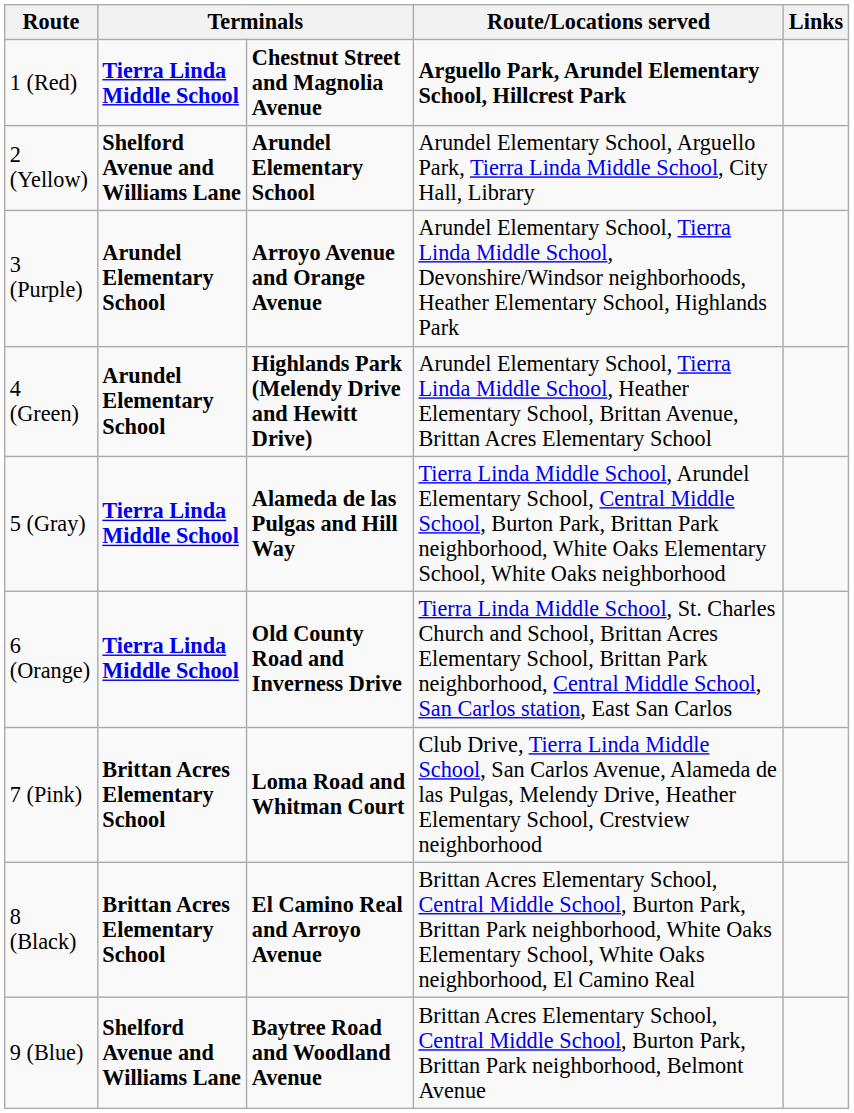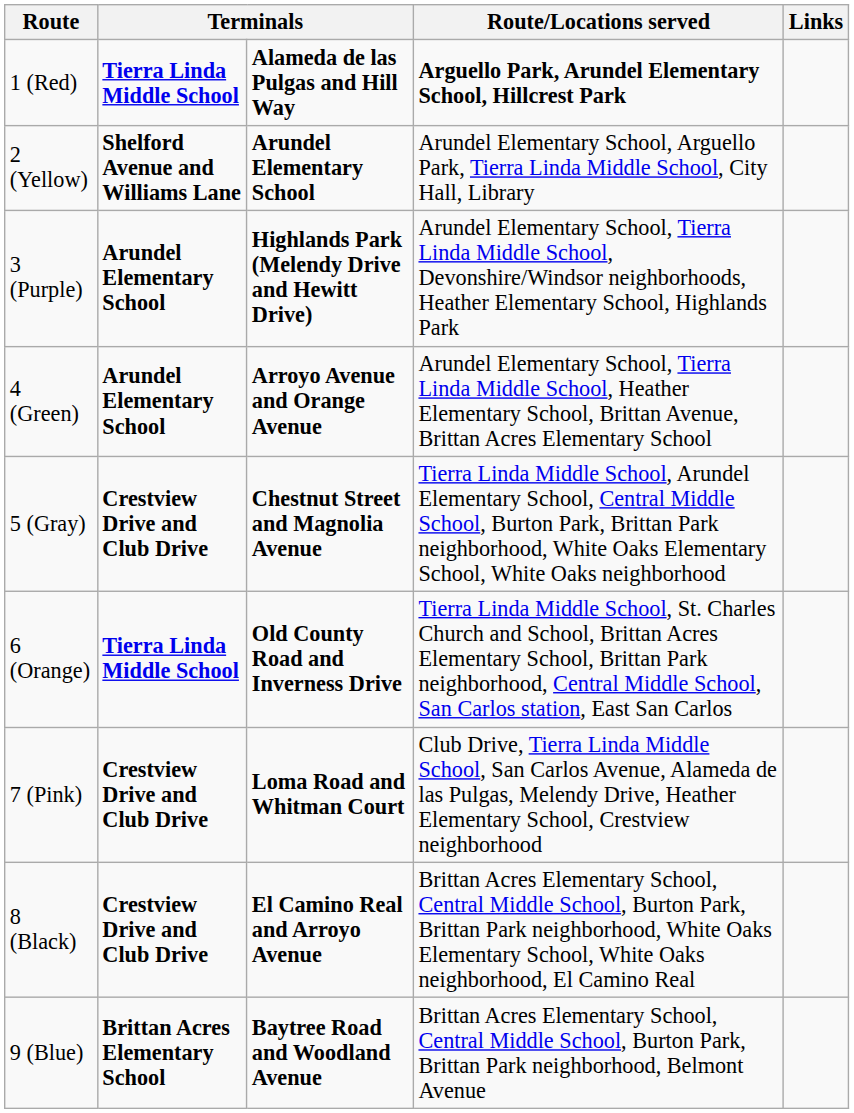(326, 82) Chestnut Street and Magnolia Avenue -> (325, 82) Alameda de las Pulgas and Hill Way
(323, 278) Arroyo Avenue and Orange Avenue -> (327, 278) Highlands Park (Melendy Drive and Hewitt Drive)
(327, 400) Highlands Park (Melendy Drive and Hewitt Drive) -> (323, 400) Arroyo Avenue and Orange Avenue
(171, 523) Tierra Linda Middle School -> (155, 523) Crestview Drive and Club Drive
(325, 523) Alameda de las Pulgas and Hill Way -> (326, 523) Chestnut Street and Magnolia Avenue
(166, 794) Brittan Acres Elementary School -> (155, 794) Crestview Drive and Club Drive
(166, 929) Brittan Acres Elementary School -> (155, 929) Crestview Drive and Club Drive
(172, 1052) Shelford Avenue and Williams Lane -> (166, 1052) Brittan Acres Elementary School
